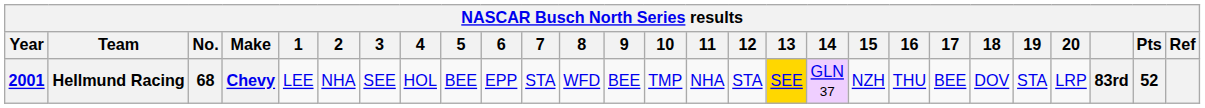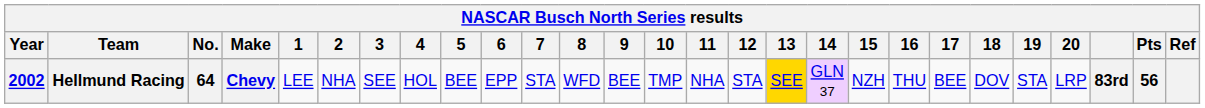(27, 81) 2001 -> (27, 81) 2002
(206, 81) 68 -> (206, 81) 64
(1149, 81) 52 -> (1149, 81) 56
